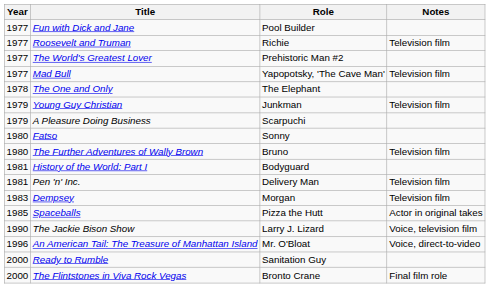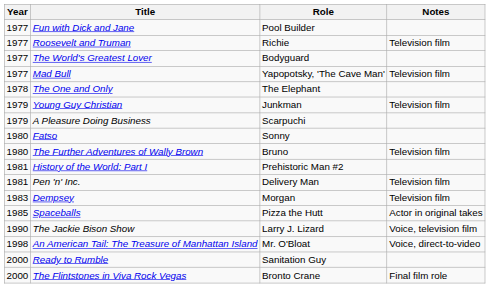(303, 58) Prehistoric Man #2 -> (286, 58) Bodyguard
(286, 167) Bodyguard -> (303, 167) Prehistoric Man #2
(17, 244) 1996 -> (17, 244) 1998
